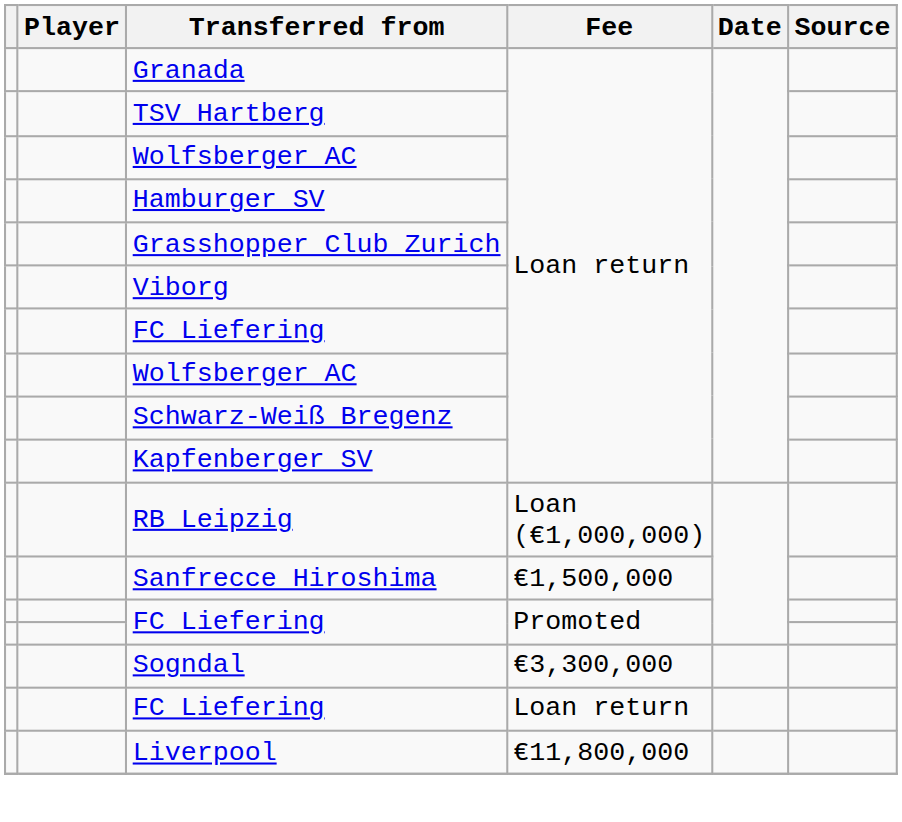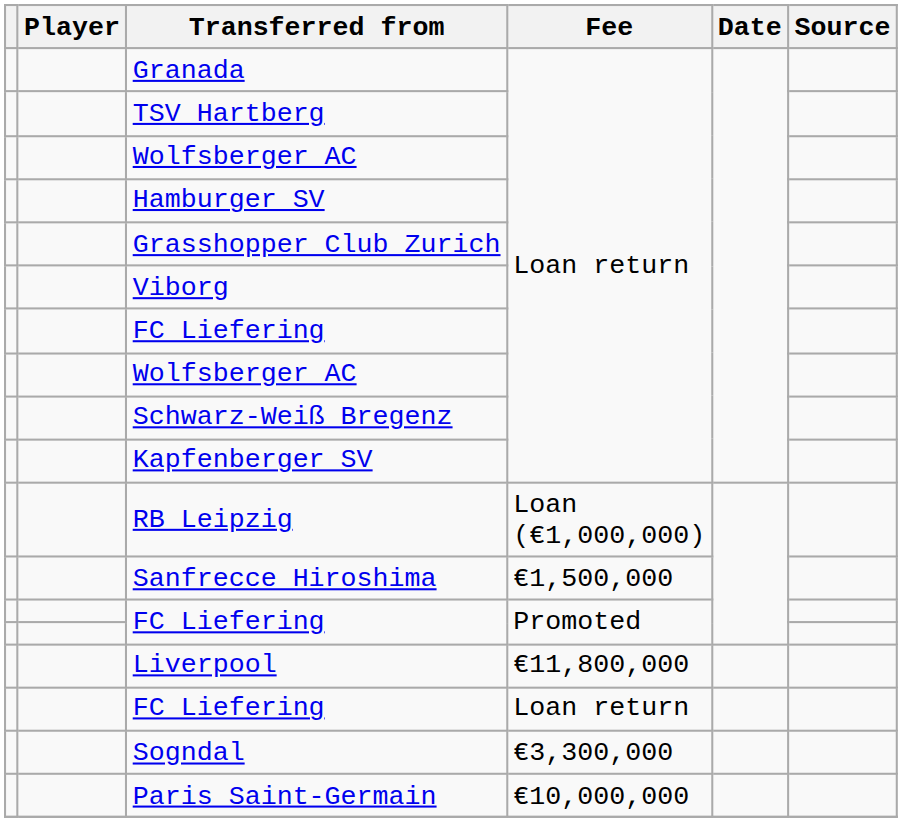rows swapped: (205, 752) <-> (189, 666)
+ row: (285, 796)
